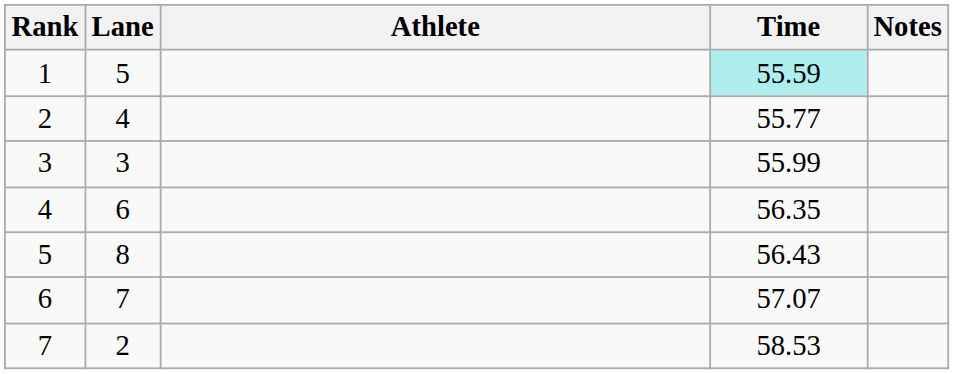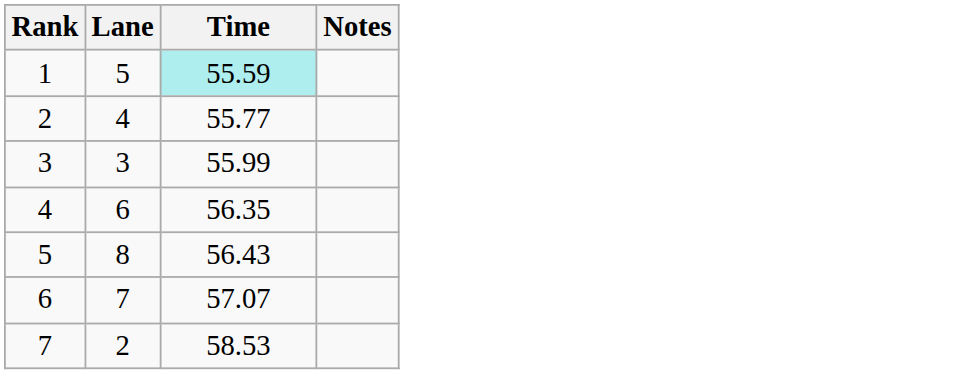- column: (435, 27)
